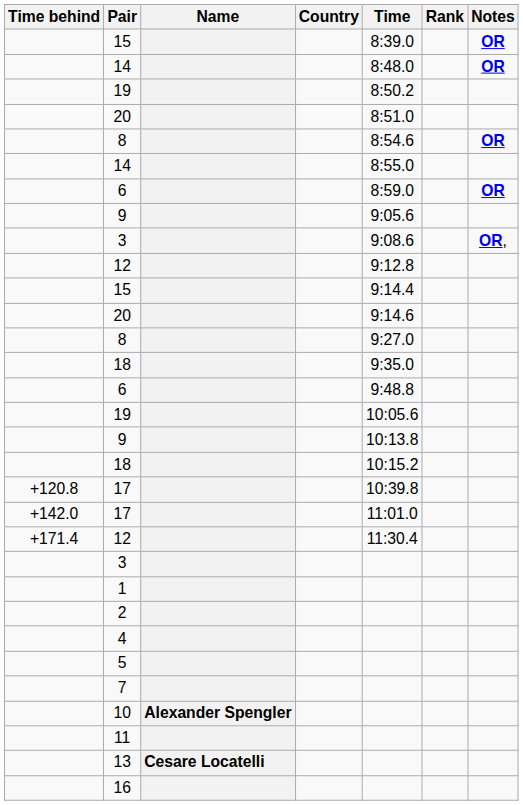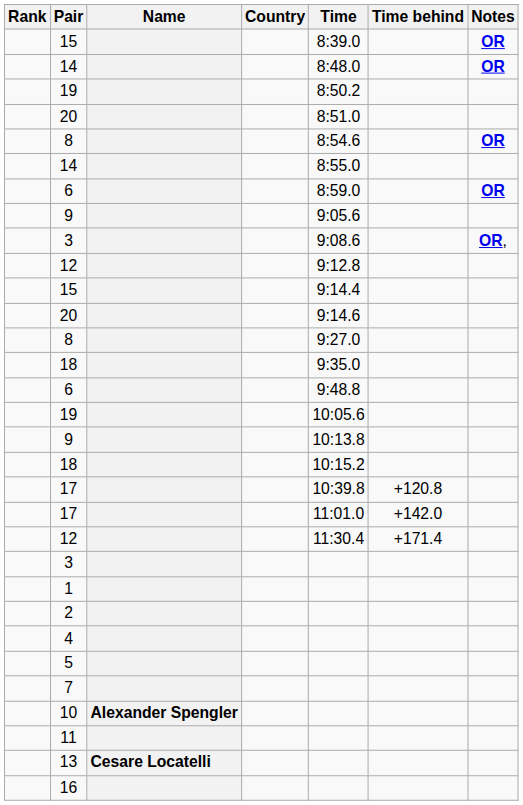columns swapped: (445, 16) <-> (54, 16)
